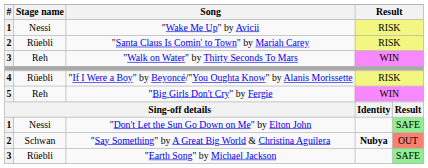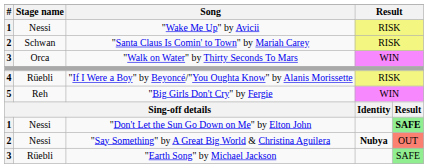(40, 43) Rüebli -> (40, 43) Schwan
(40, 58) Reh -> (40, 58) Orca
(408, 125) normal -> (408, 125) bold
(40, 140) Schwan -> (40, 140) Nessi
